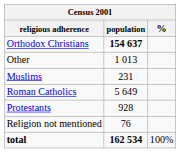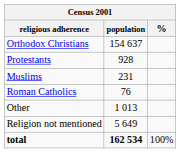(126, 44) bold -> (126, 44) normal
rows swapped: (29, 108) <-> (18, 60)
(126, 92) 5 649 -> (126, 92) 76
(126, 124) 76 -> (126, 124) 5 649
